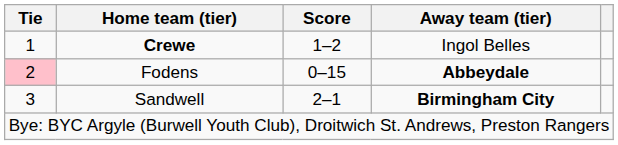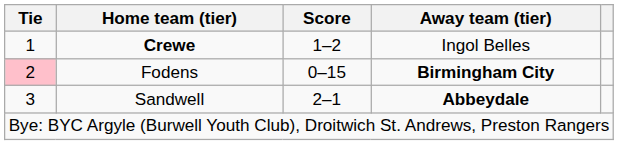(486, 72) Abbeydale -> (486, 72) Birmingham City
(486, 99) Birmingham City -> (486, 99) Abbeydale
